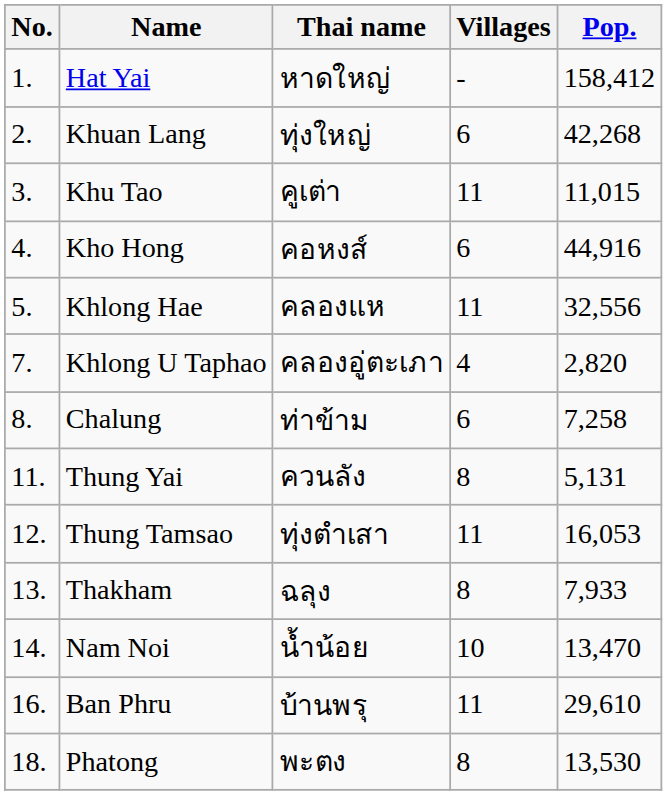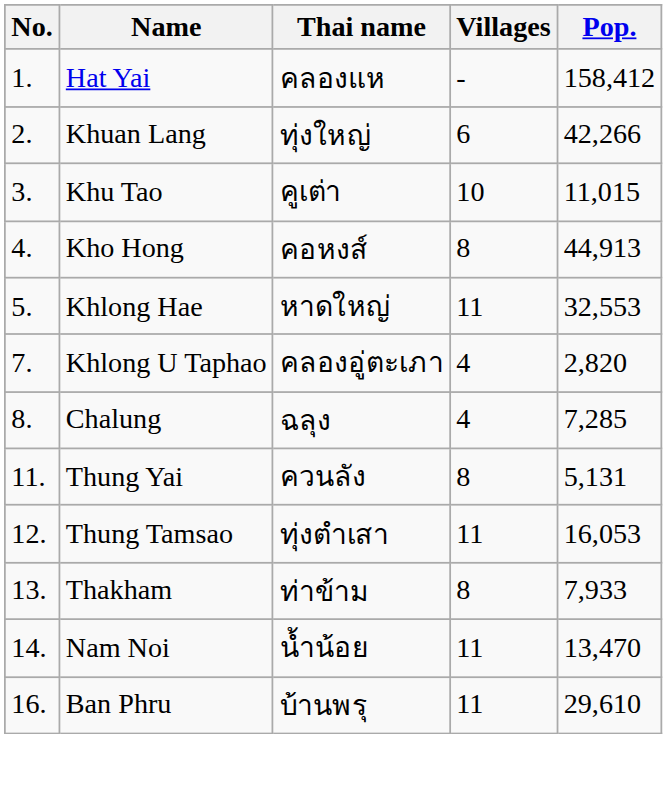(335, 78) หาดใหญ่ -> (332, 78) คลองแห
(602, 134) 42,268 -> (602, 134) 42,266
(470, 191) 11 -> (470, 191) 10
(463, 248) 6 -> (463, 248) 8
(602, 248) 44,916 -> (602, 248) 44,913
(332, 306) คลองแห -> (335, 306) หาดใหญ่
(602, 305) 32,556 -> (602, 305) 32,553
(325, 420) ท่าข้าม -> (305, 420) ฉลุง
(463, 419) 6 -> (463, 419) 4
(595, 419) 7,258 -> (595, 419) 7,285
(305, 591) ฉลุง -> (325, 591) ท่าข้าม
(470, 647) 10 -> (470, 647) 11
- row: (112, 761)
